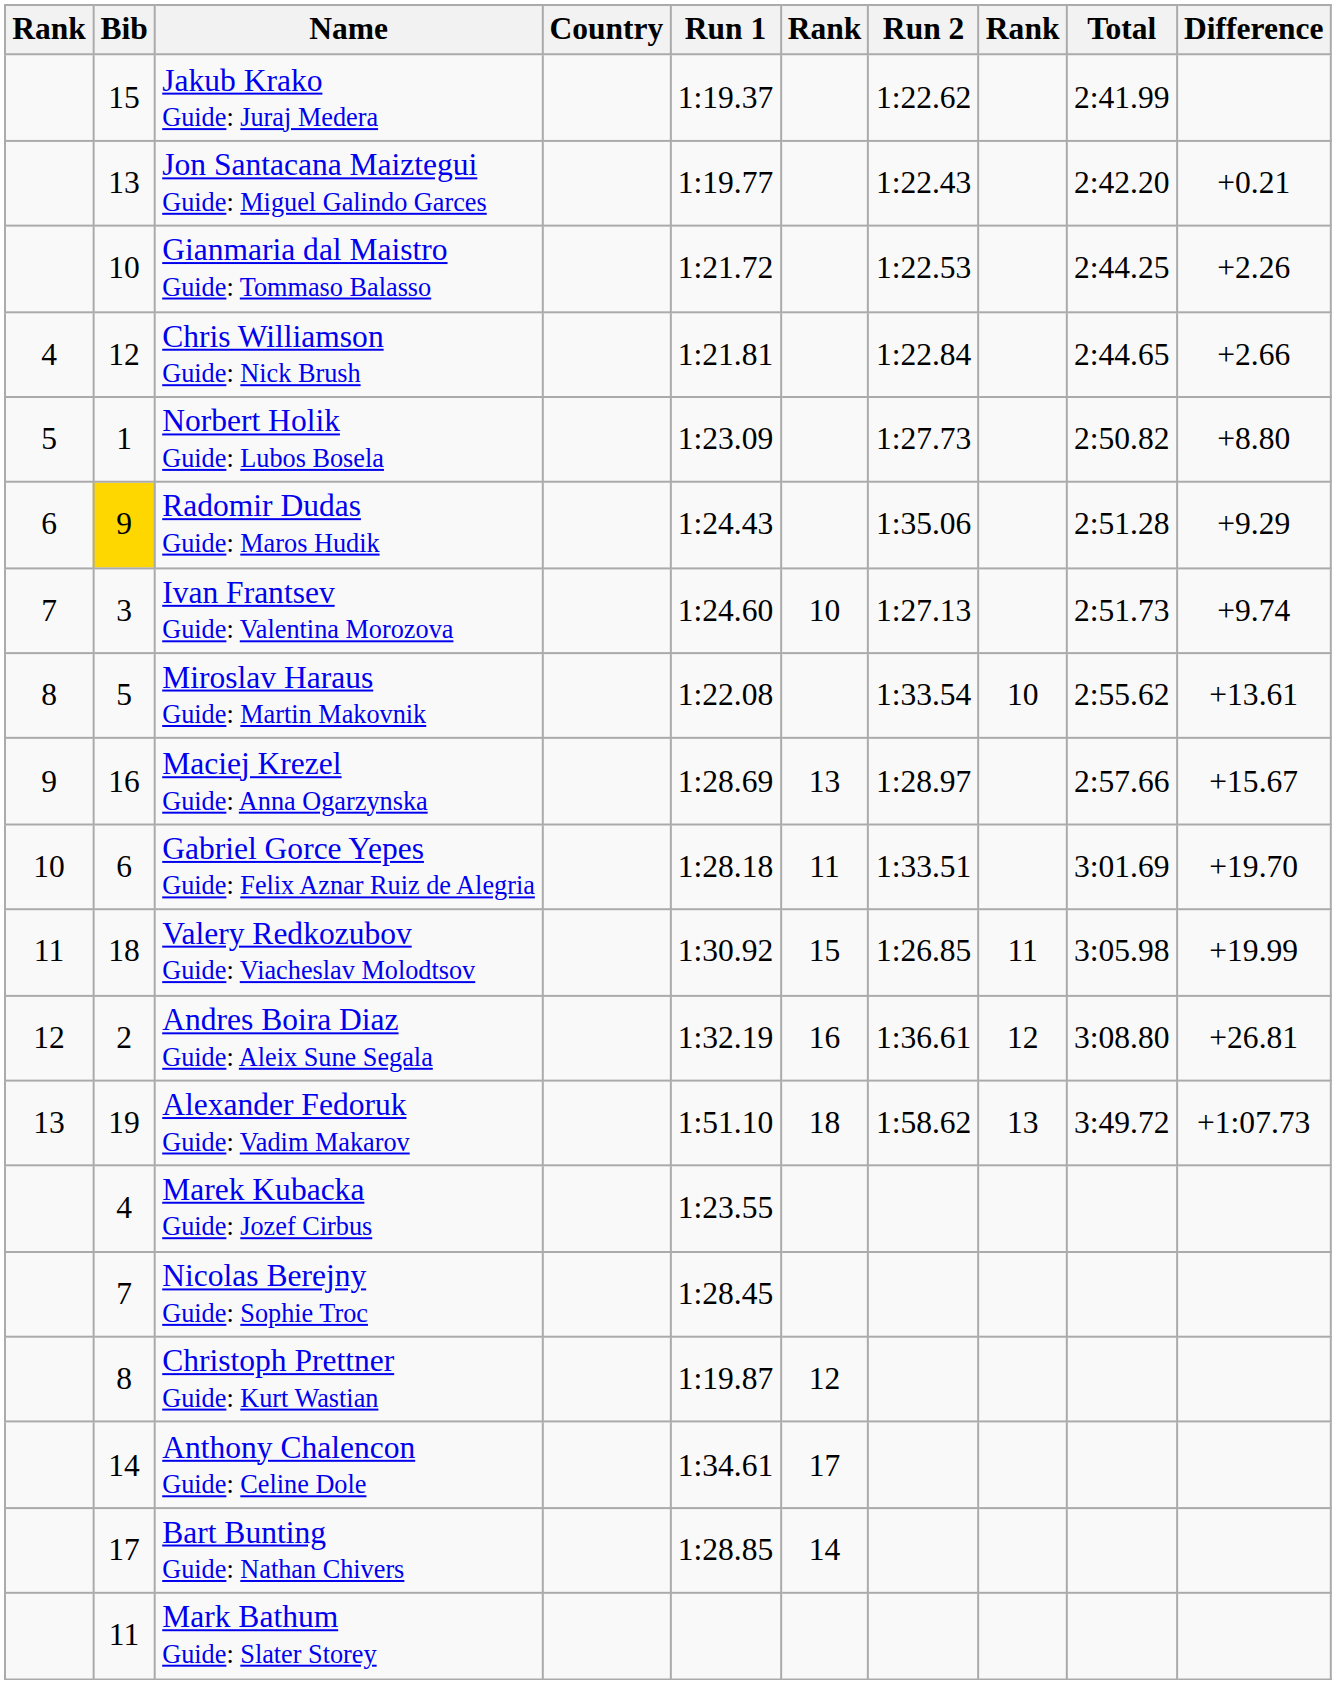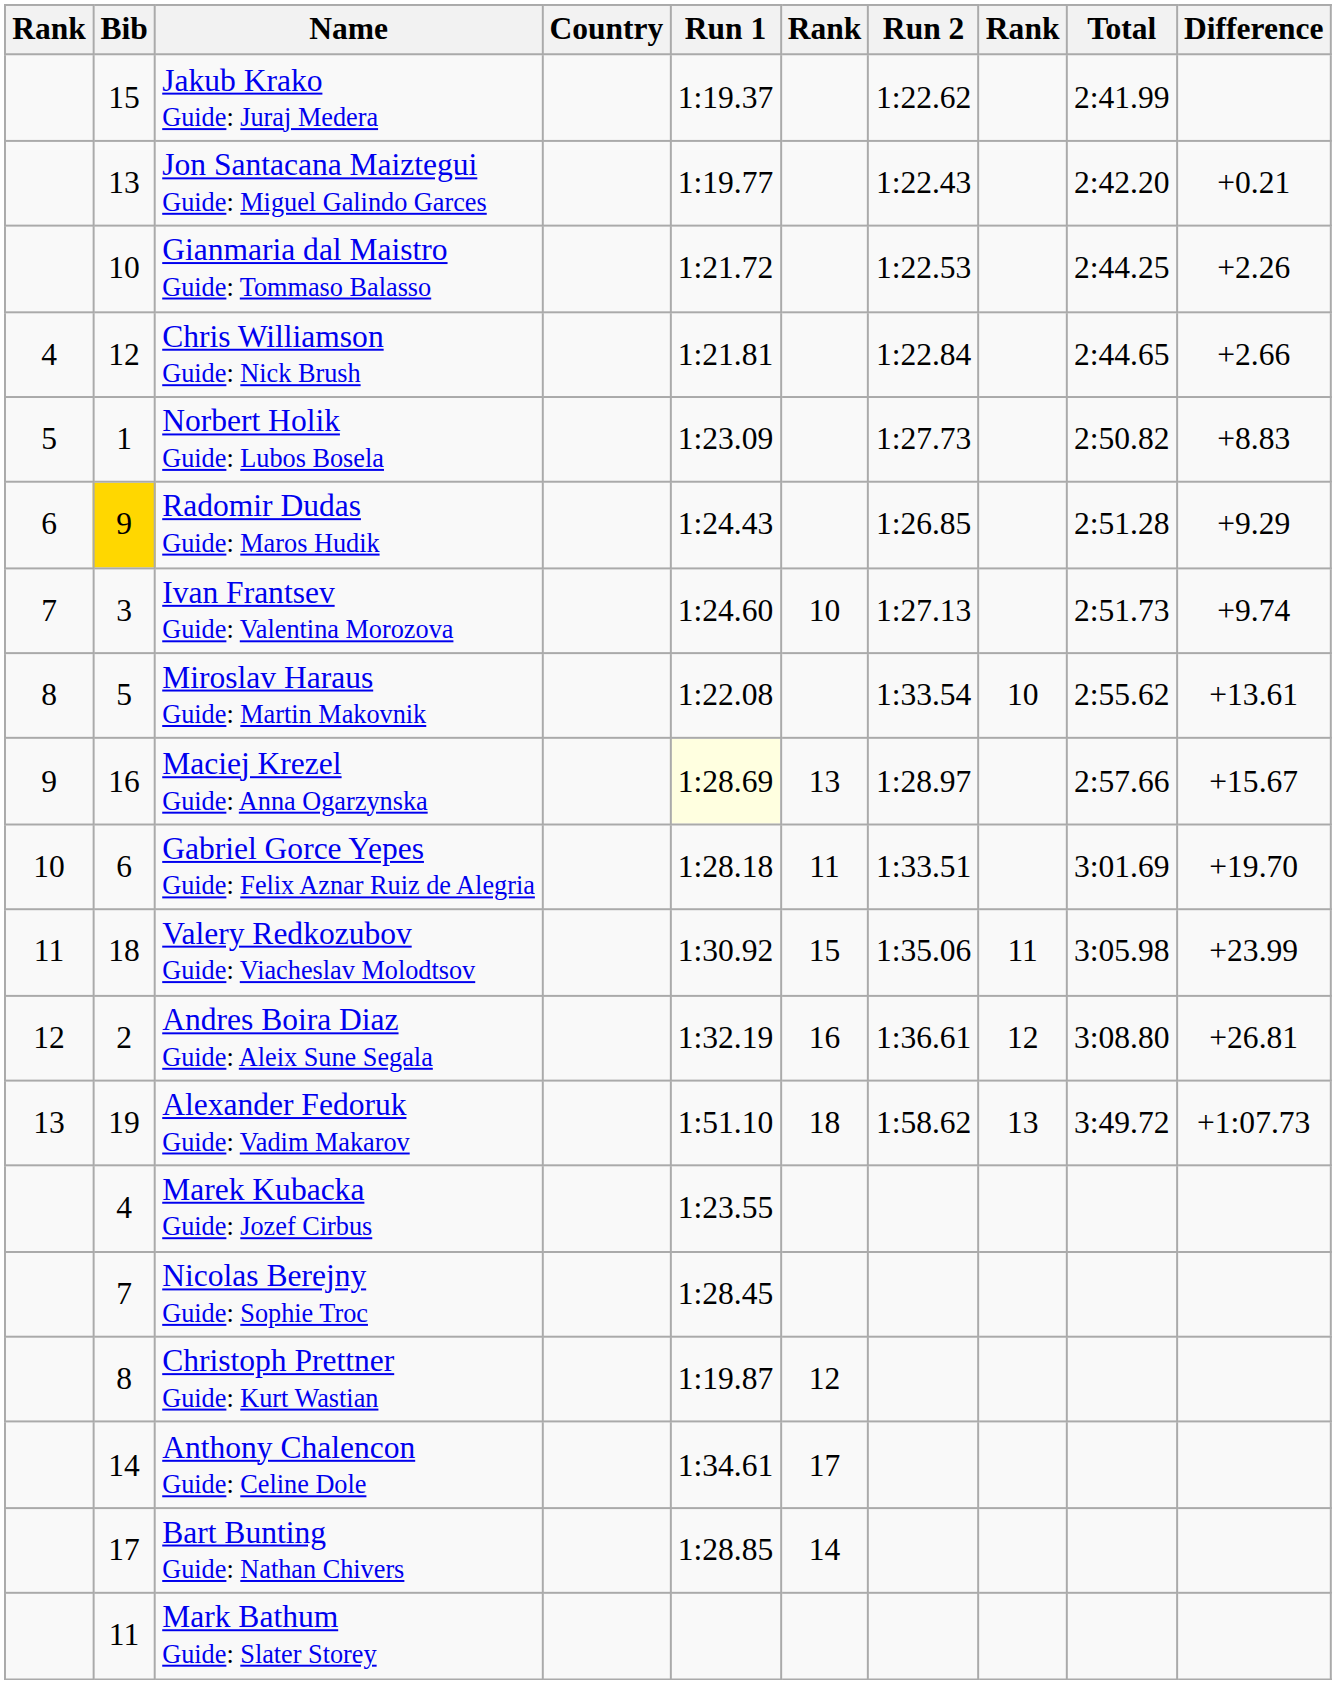(1254, 439) +8.80 -> (1254, 439) +8.83
(924, 524) 1:35.06 -> (924, 524) 1:26.85
(725, 780) no background -> (725, 780) lightyellow background
(924, 951) 1:26.85 -> (924, 951) 1:35.06
(1254, 951) +19.99 -> (1254, 951) +23.99
